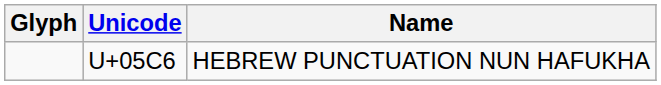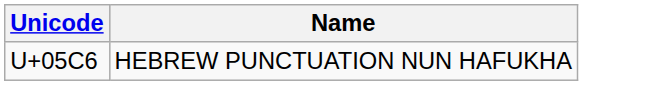- column: (44, 23)
